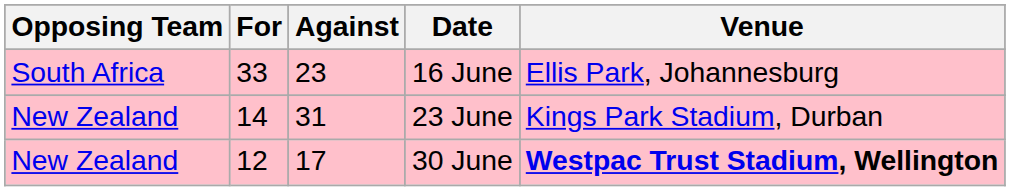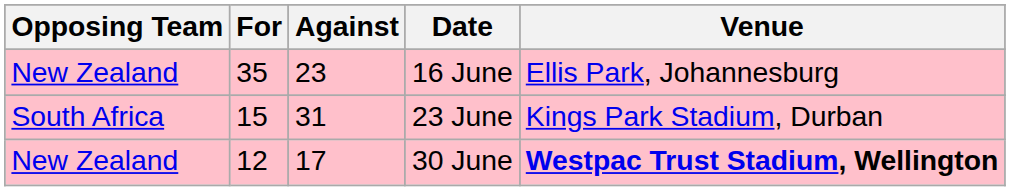(88, 71) South Africa -> (95, 71) New Zealand
(252, 71) 33 -> (252, 71) 35
(95, 116) New Zealand -> (88, 116) South Africa
(252, 116) 14 -> (252, 116) 15
